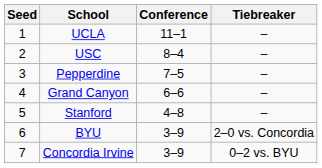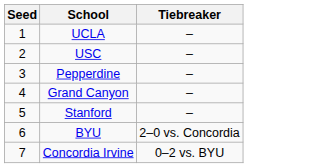- column: (174, 14)
